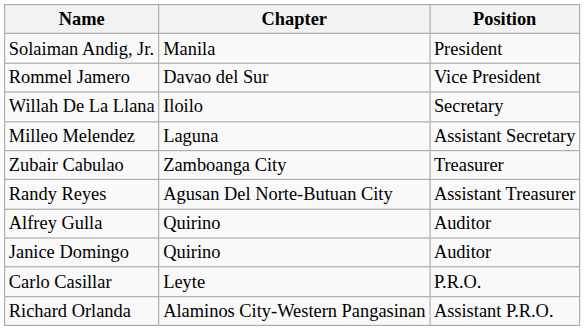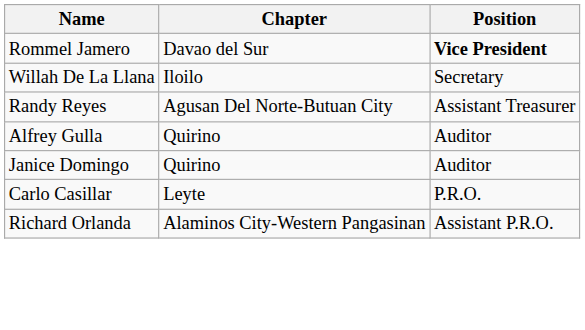- row: (81, 48)
(487, 77) normal -> (490, 48) bold
- row: (72, 135)
- row: (66, 164)
